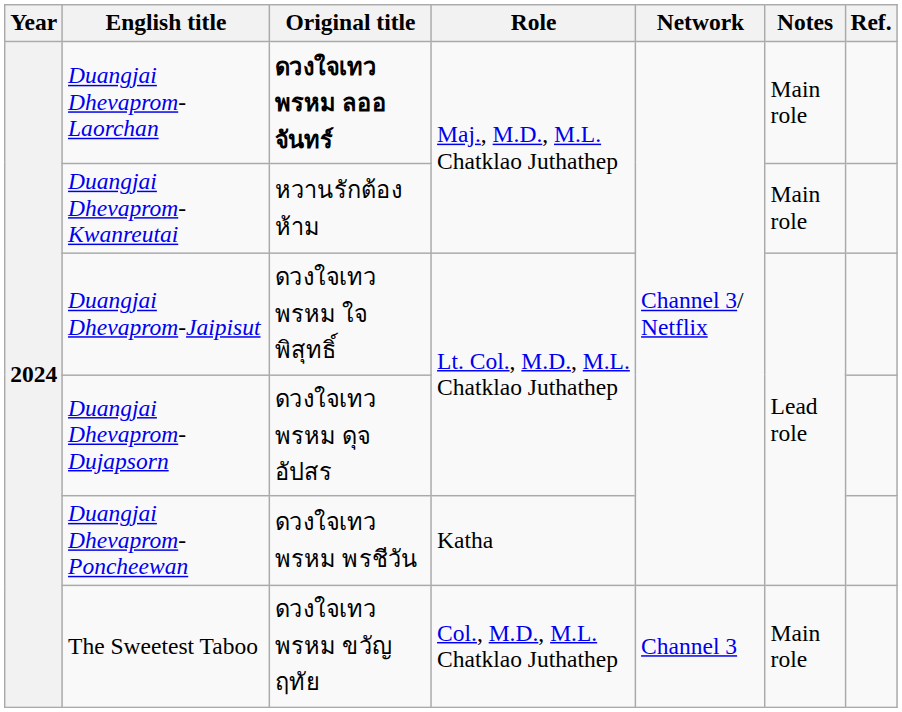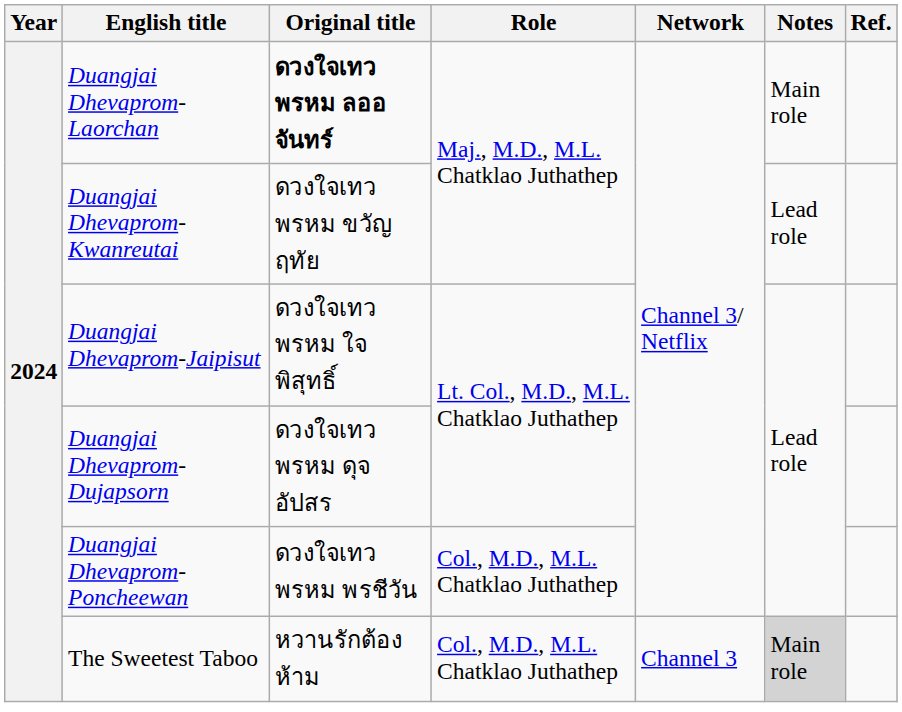(339, 208) หวานรักต้องห้าม -> (334, 224) ดวงใจเทวพรหม ขวัญฤทัย
(795, 208) Main role -> (794, 223) Lead role
(465, 540) Katha -> (528, 571) Col., M.D., M.L. Chatklao Juthathep
(334, 646) ดวงใจเทวพรหม ขวัญฤทัย -> (339, 659) หวานรักต้องห้าม
(795, 646) no background -> (795, 658) lightgrey background
